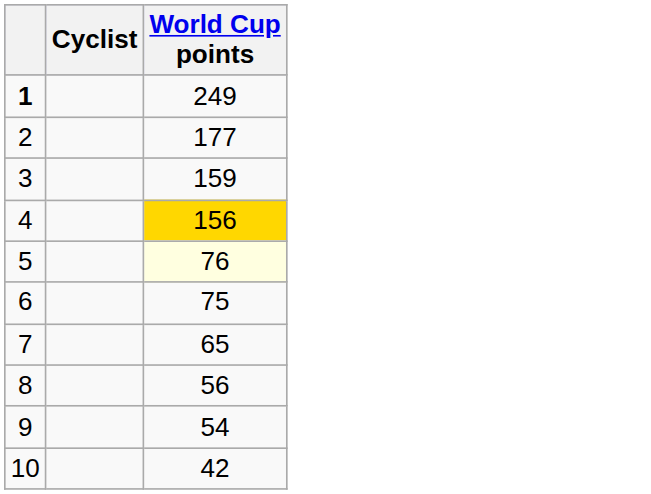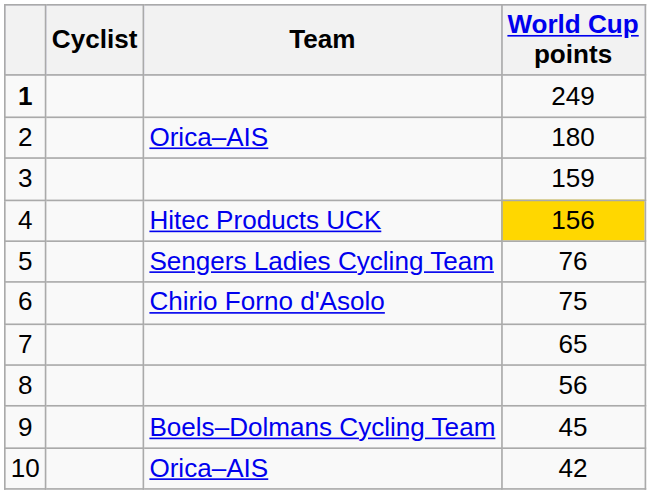+ column: (322, 39)
(215, 137) 177 -> (573, 137) 180
(215, 261) lightyellow background -> (573, 261) no background
(215, 426) 54 -> (573, 426) 45
